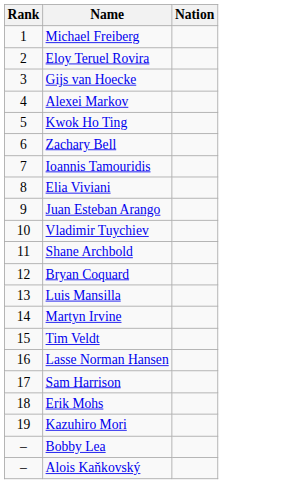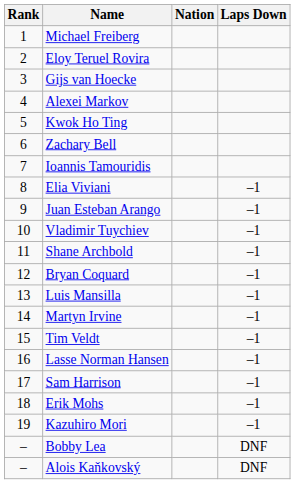+ column: (254, 15)
